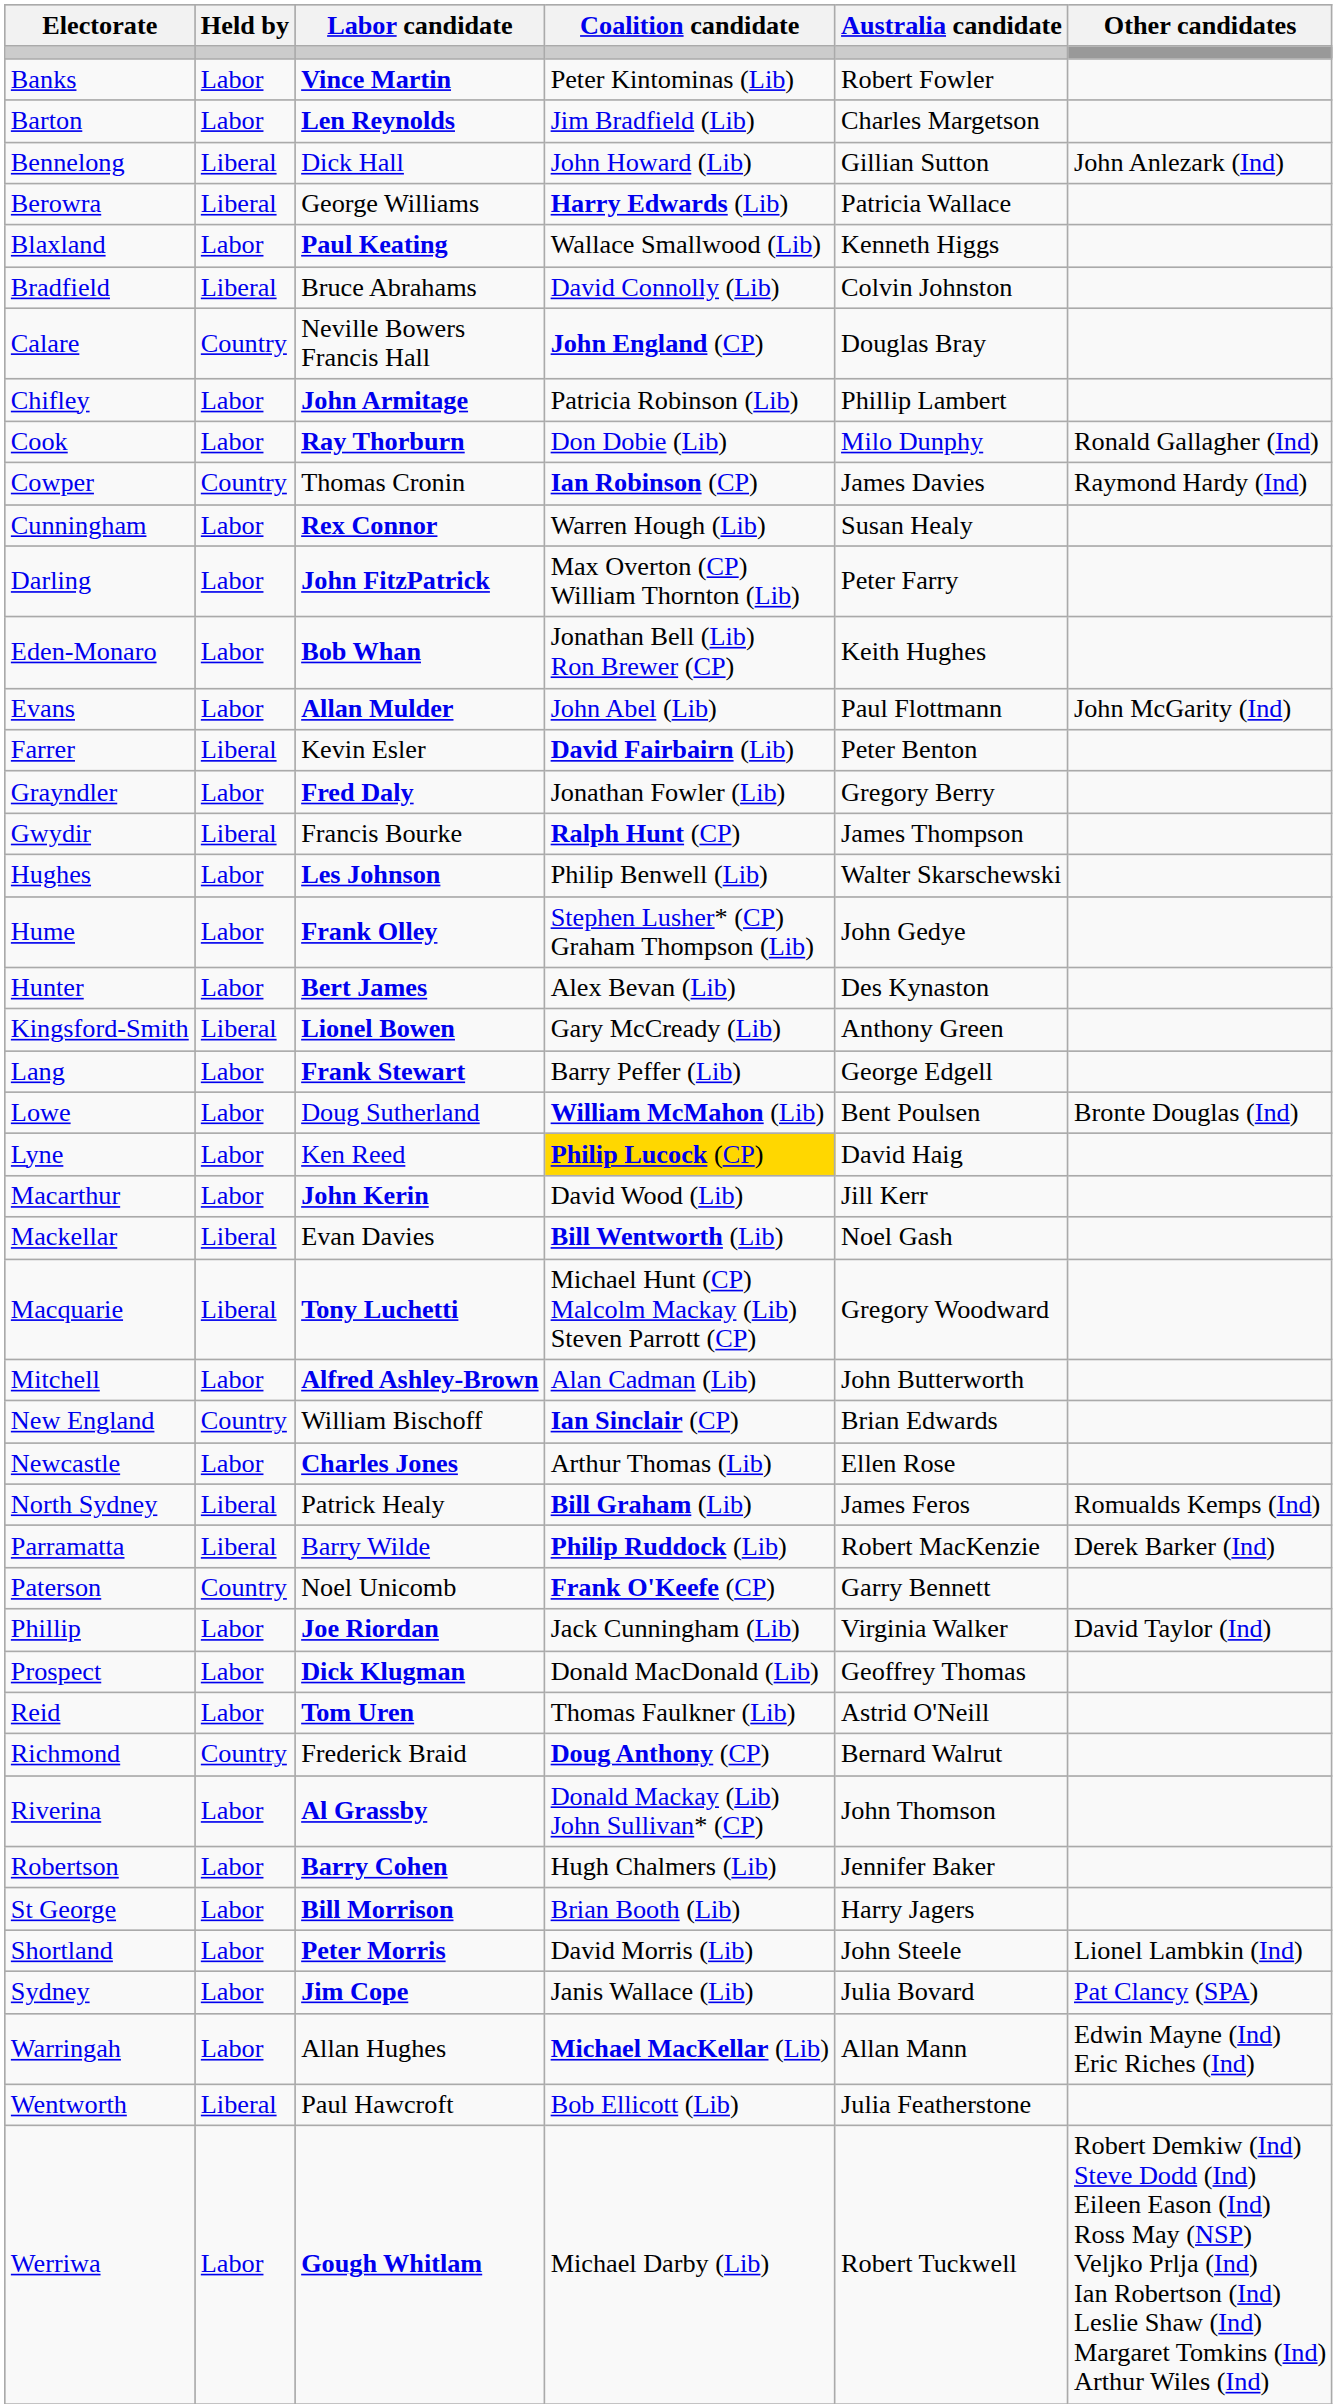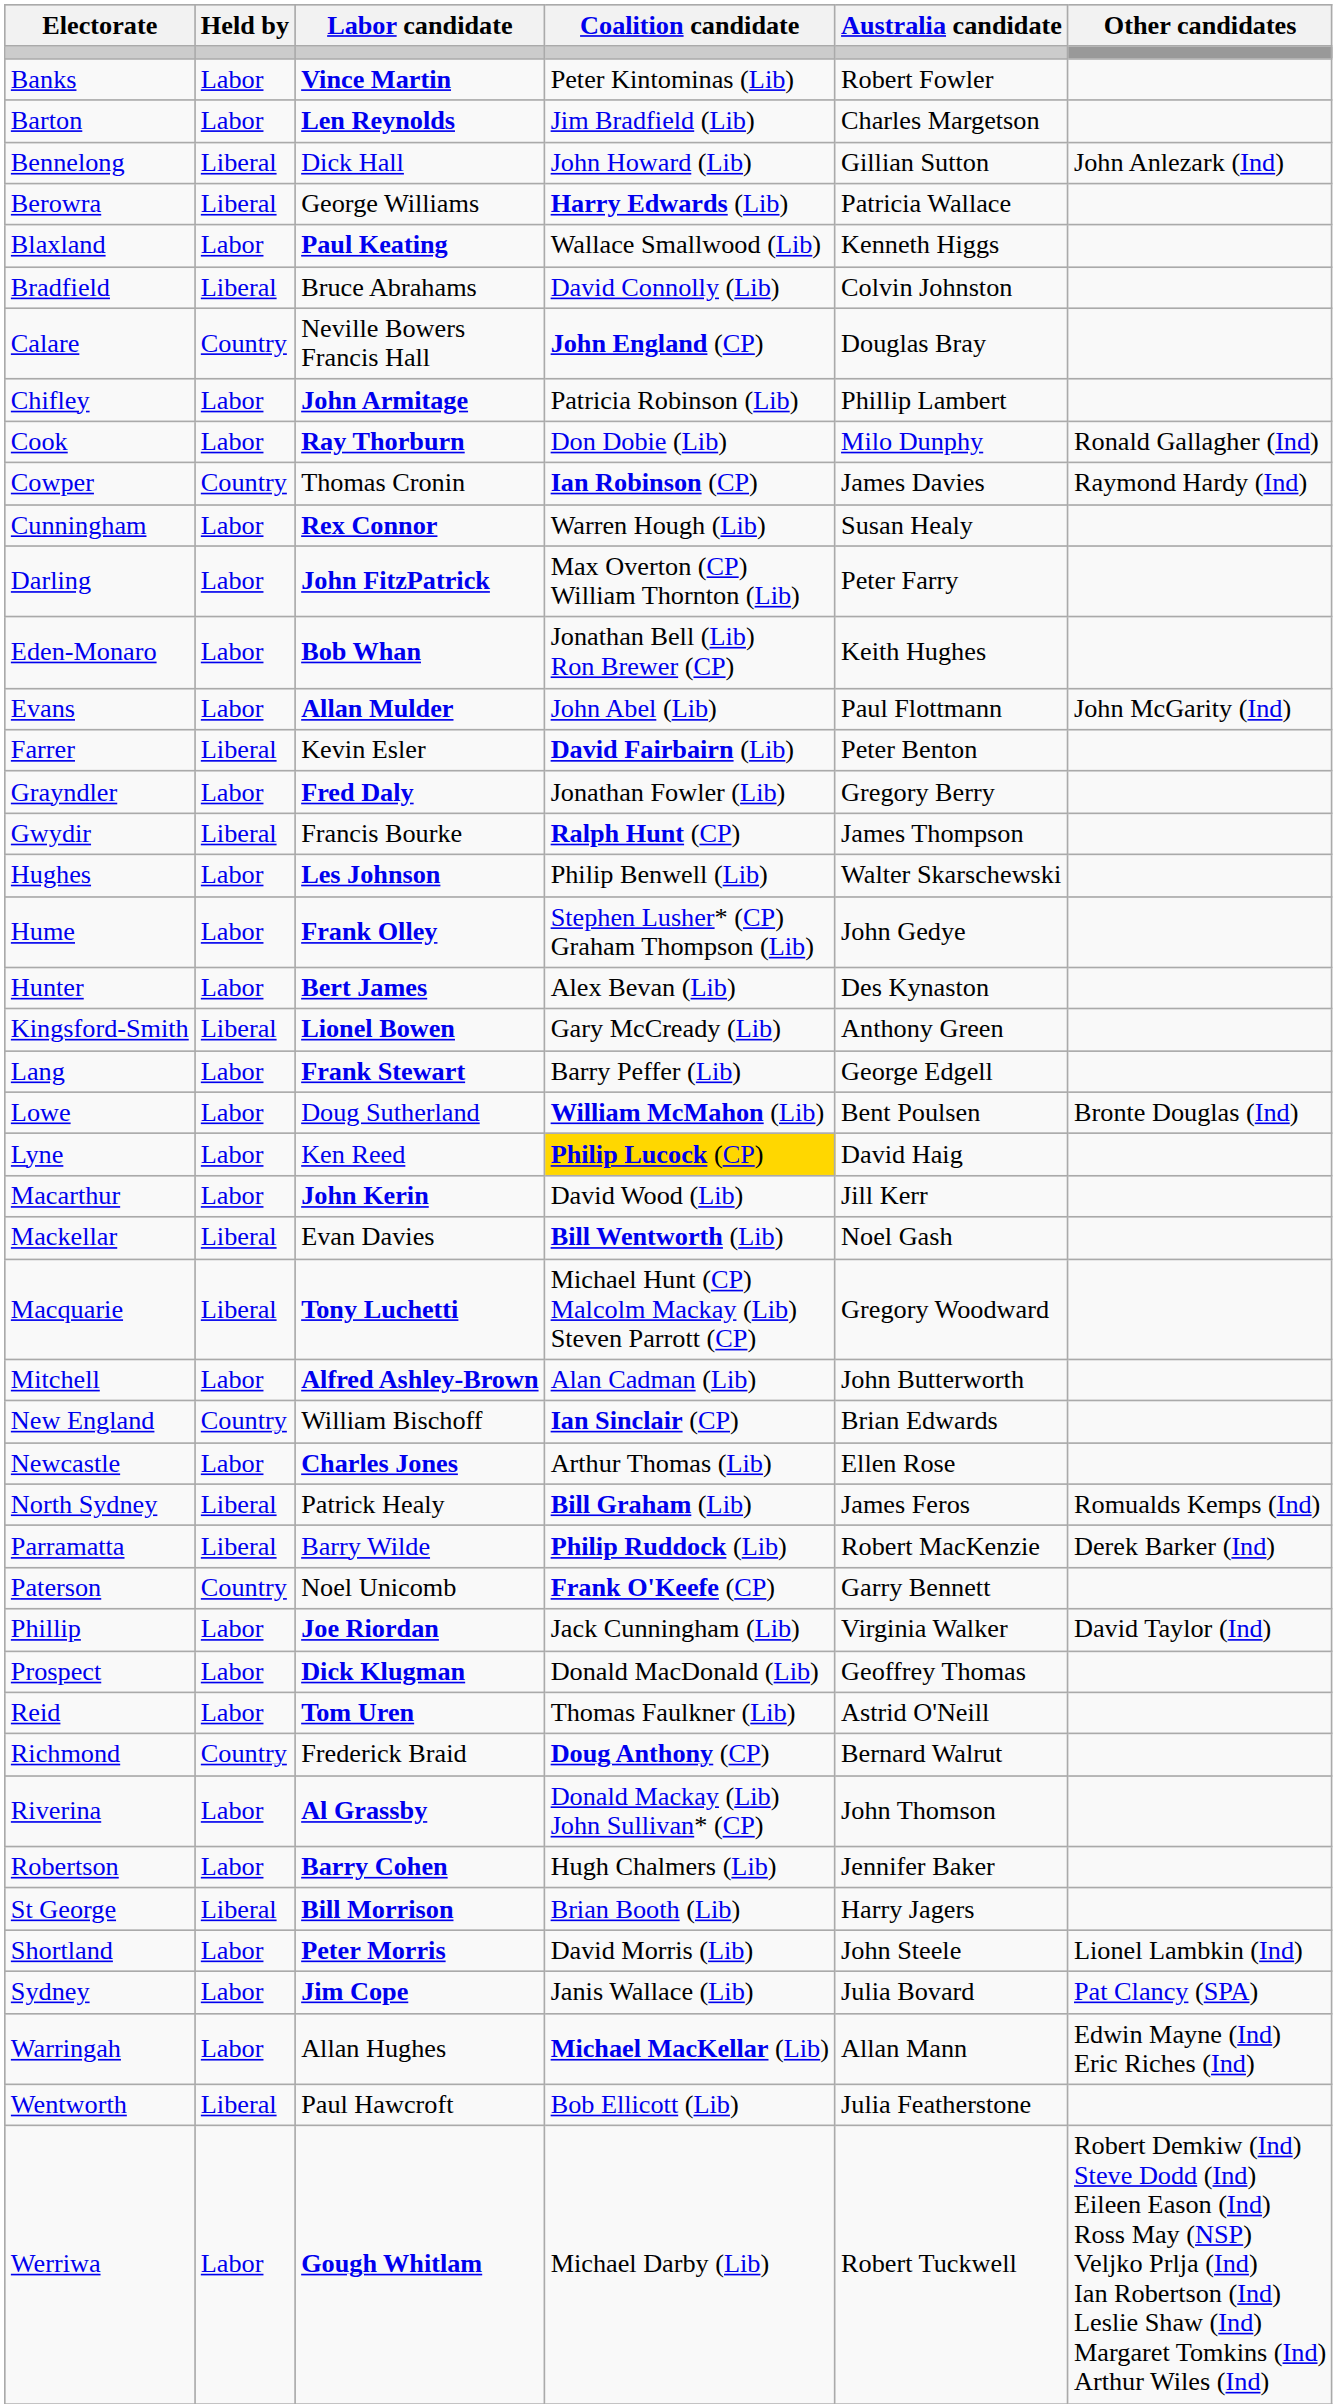(232, 1908) Labor -> (239, 1908) Liberal
